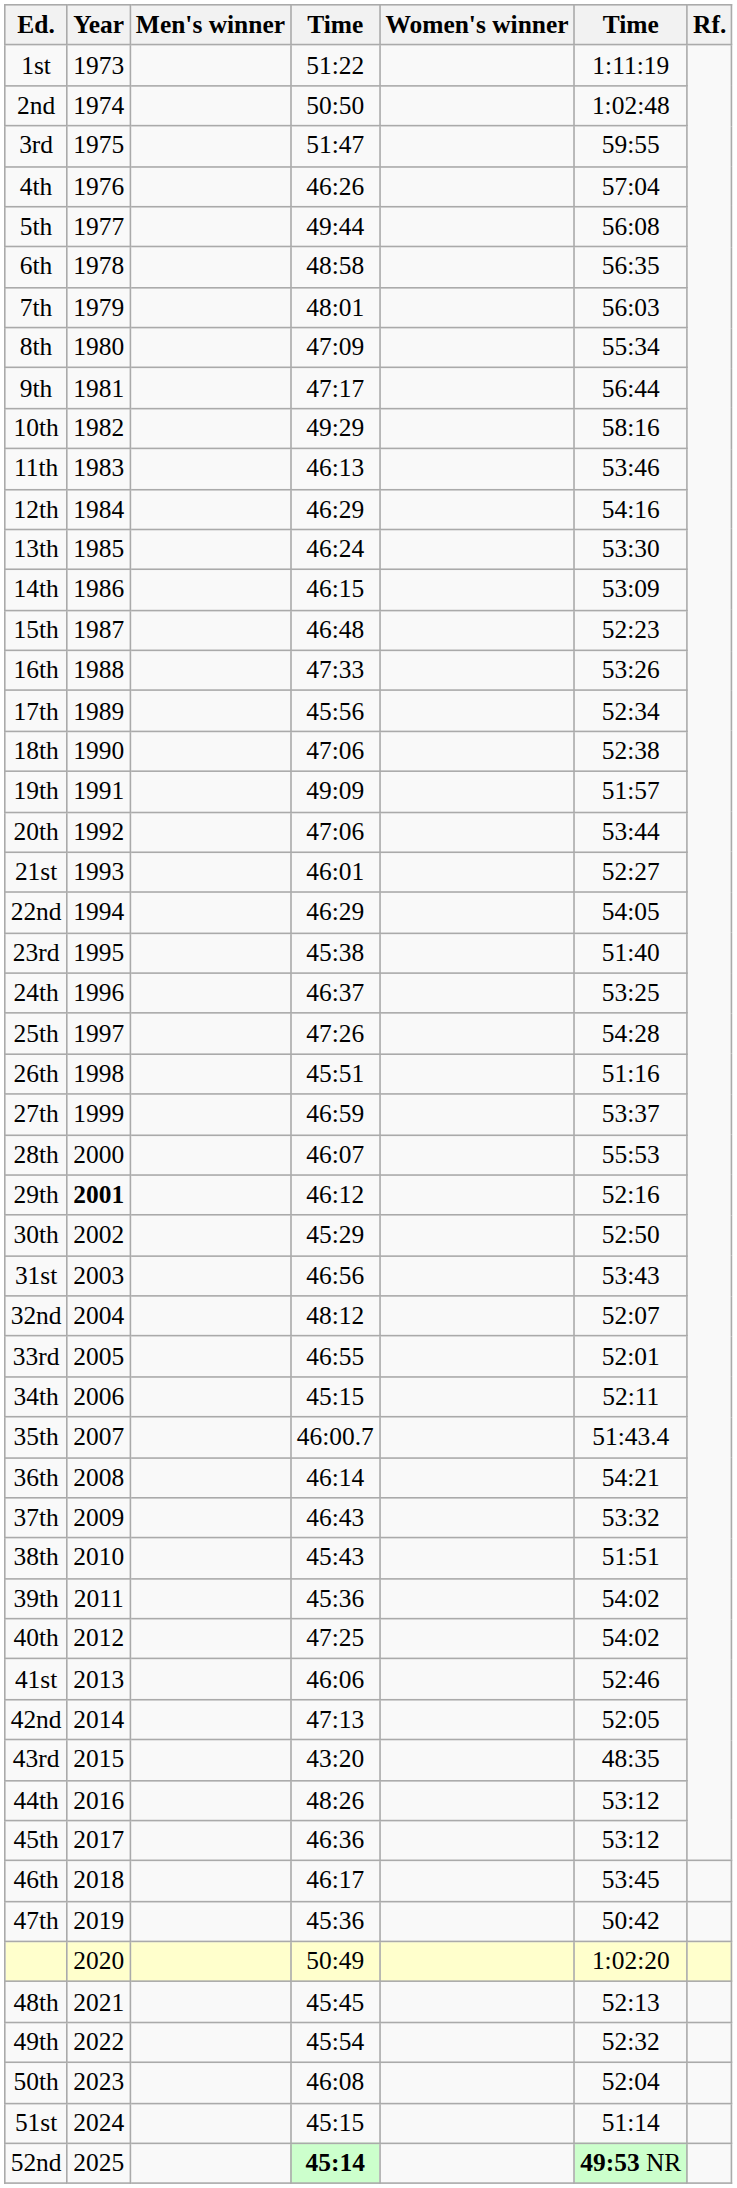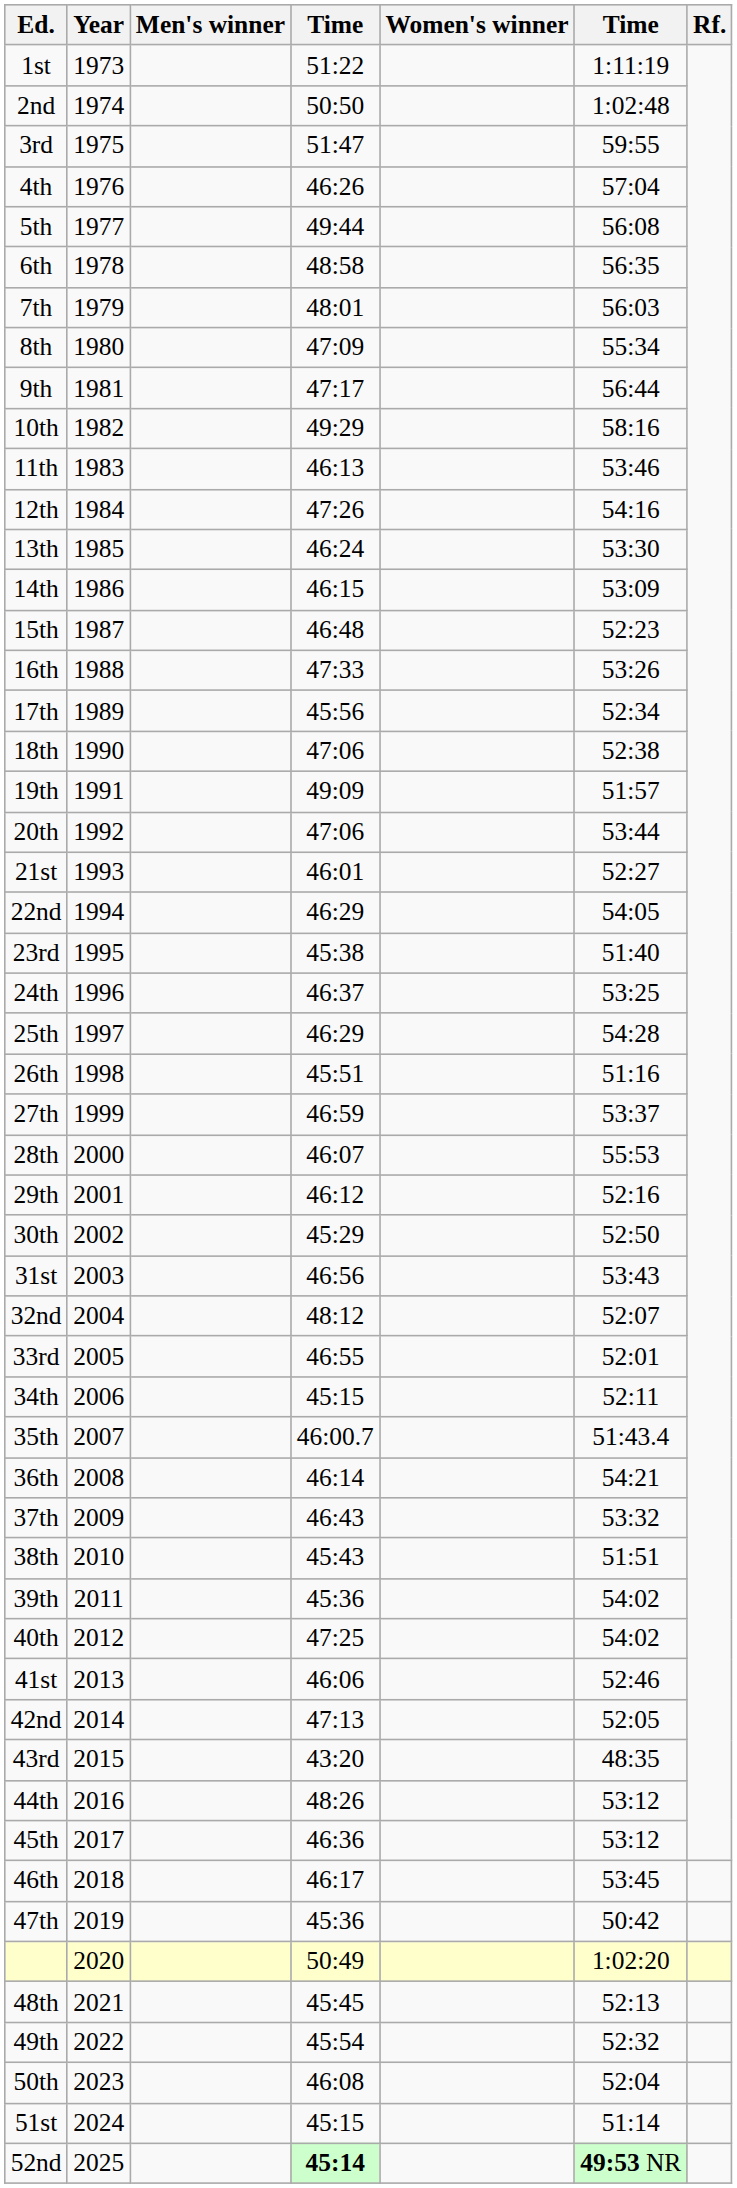(335, 508) 46:29 -> (335, 508) 47:26
(335, 1033) 47:26 -> (335, 1033) 46:29
(99, 1194) bold -> (99, 1194) normal
